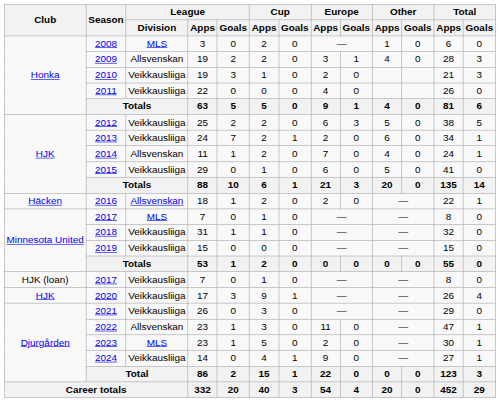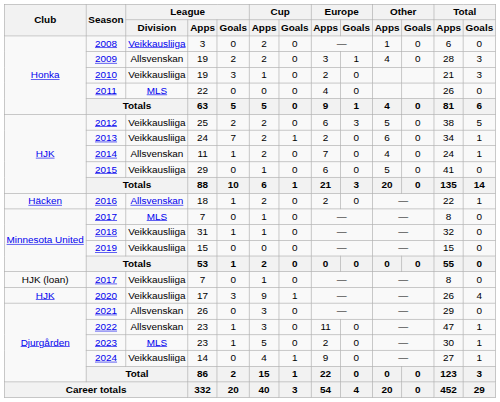(157, 43) MLS -> (157, 43) Veikkausliiga
(157, 91) Veikkausliiga -> (157, 91) MLS
(157, 311) Veikkausliiga -> (157, 311) Allsvenskan
